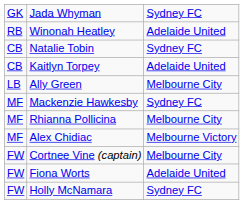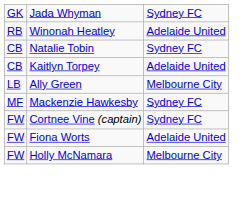- row: (73, 119)
- row: (61, 137)
(184, 155) Melbourne City -> (174, 119) Sydney FC
(174, 191) Sydney FC -> (184, 155) Melbourne City
